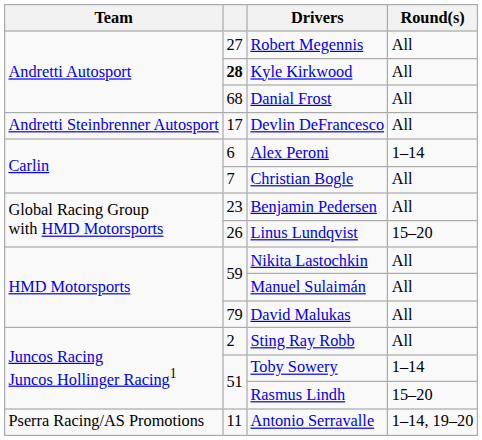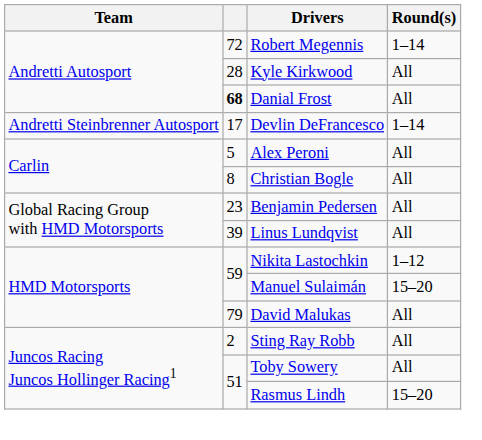(235, 44) 27 -> (235, 44) 72
(402, 44) All -> (408, 44) 1–14
(235, 71) bold -> (235, 71) normal
(235, 98) normal -> (235, 98) bold
(402, 125) All -> (408, 125) 1–14
(230, 152) 6 -> (230, 152) 5
(408, 152) 1–14 -> (402, 152) All
(230, 179) 7 -> (230, 179) 8
(235, 232) 26 -> (235, 232) 39
(412, 232) 15–20 -> (402, 232) All
(402, 259) All -> (408, 259) 1–12
(402, 286) All -> (412, 286) 15–20
(408, 367) 1–14 -> (402, 367) All
- row: (312, 421)
